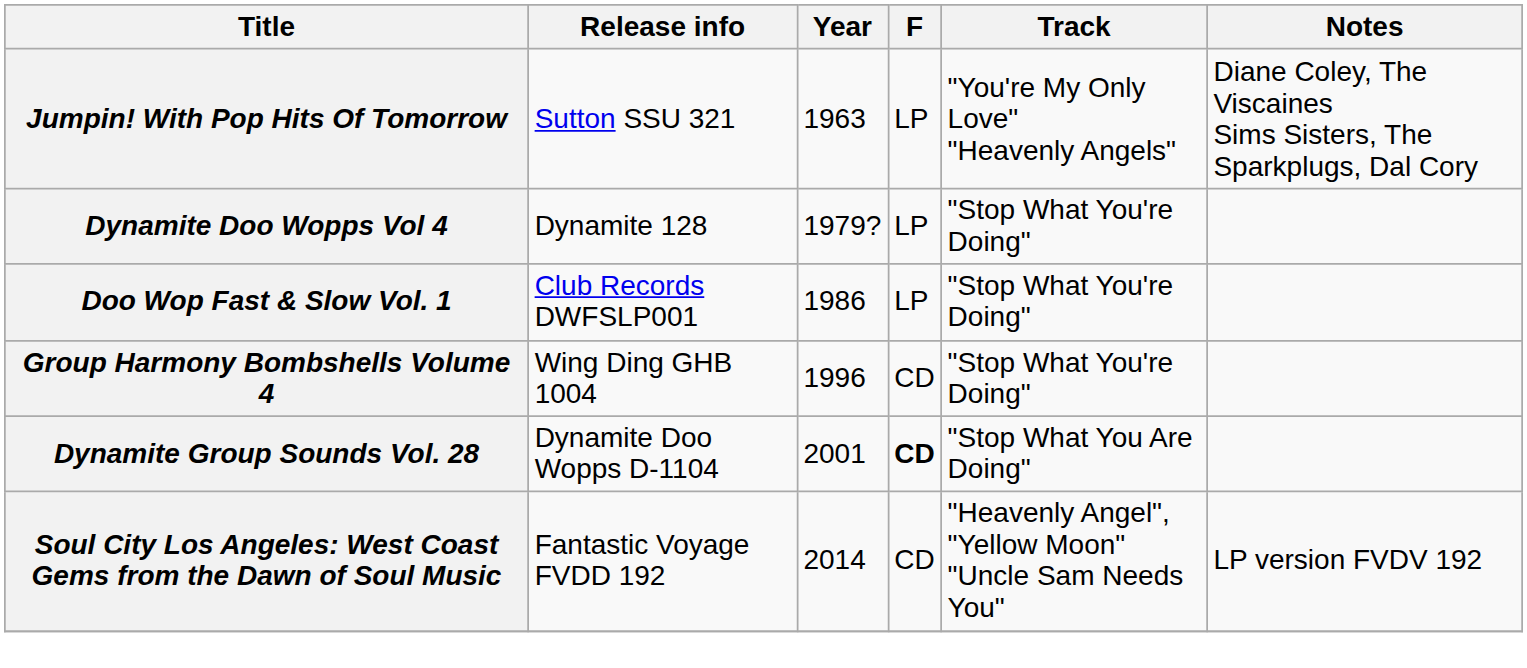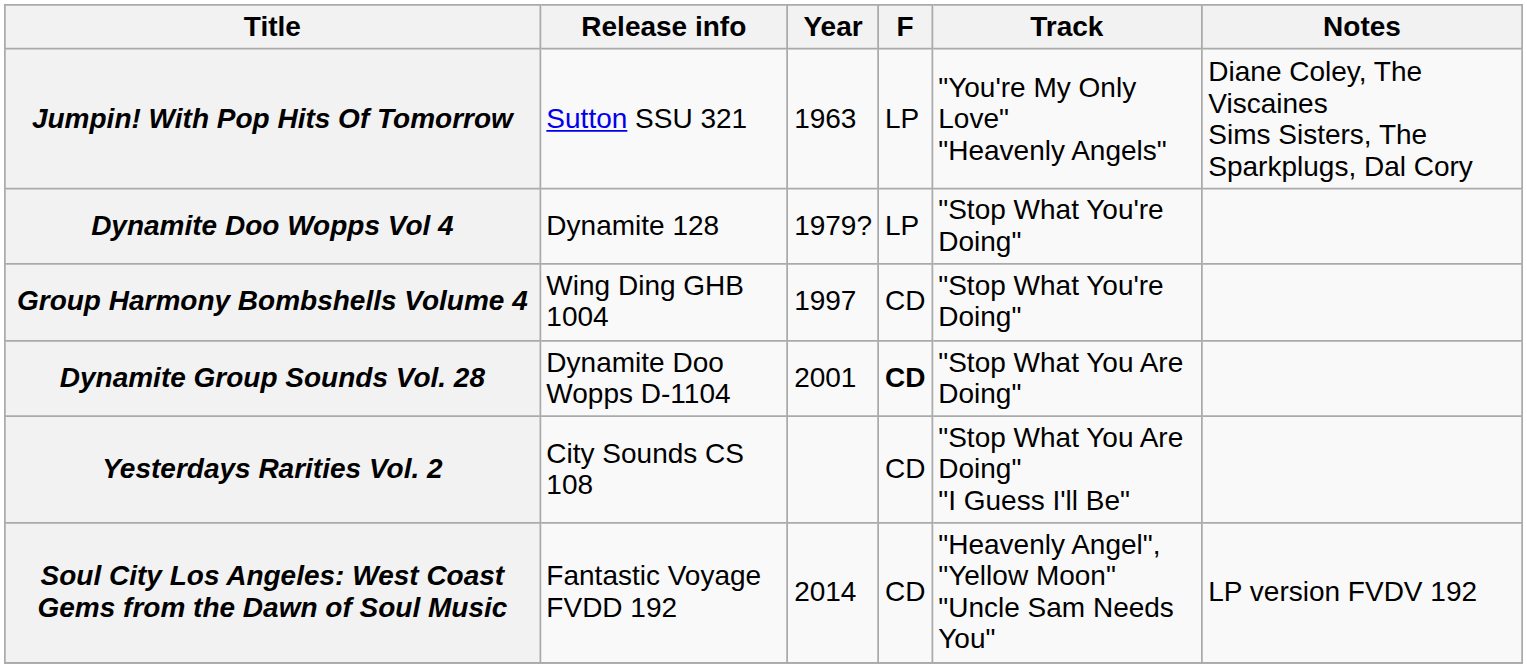- row: (267, 301)
(835, 377) 1996 -> (825, 301) 1997
+ row: (272, 469)
